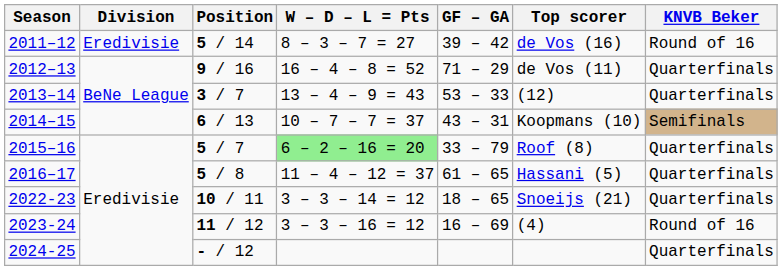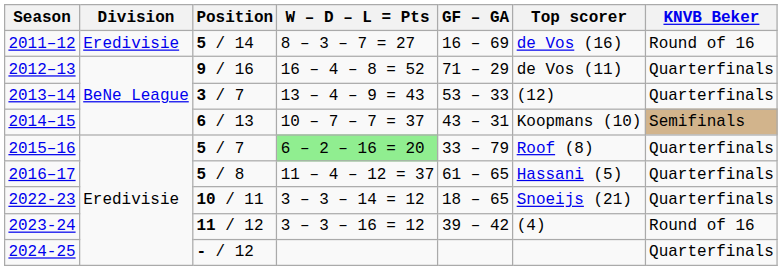(476, 44) 39 – 42 -> (476, 44) 16 – 69
(476, 226) 16 – 69 -> (476, 226) 39 – 42
